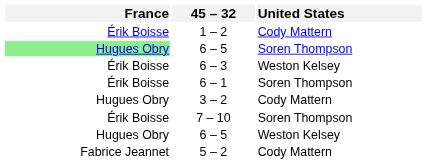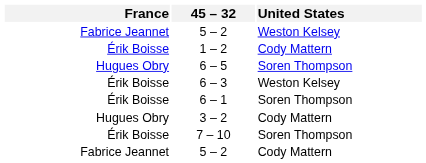+ row: (213, 31)
(133, 49) lightgreen background -> (133, 66) no background
- row: (213, 135)
